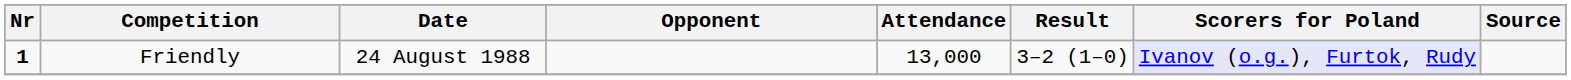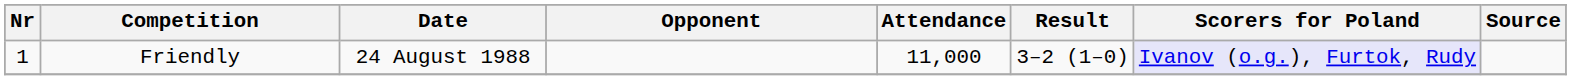(22, 57) bold -> (22, 57) normal
(944, 57) 13,000 -> (944, 57) 11,000
